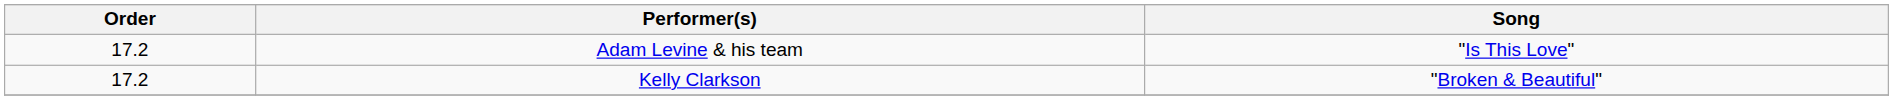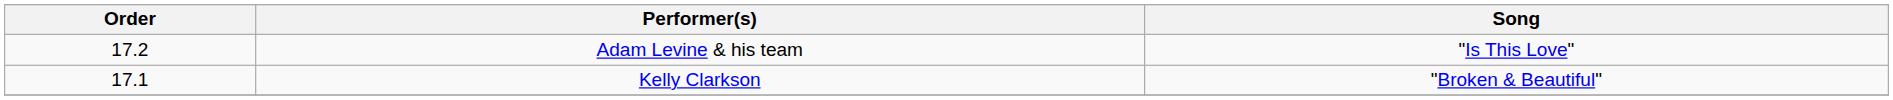(130, 79) 17.2 -> (130, 79) 17.1
